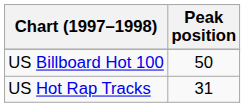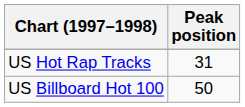rows swapped: (86, 62) <-> (80, 89)
